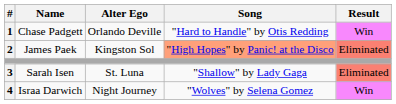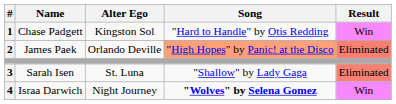(125, 31) Orlando Deville -> (125, 31) Kingston Sol
(125, 49) Kingston Sol -> (125, 49) Orlando Deville
(250, 90) normal -> (250, 90) bold
